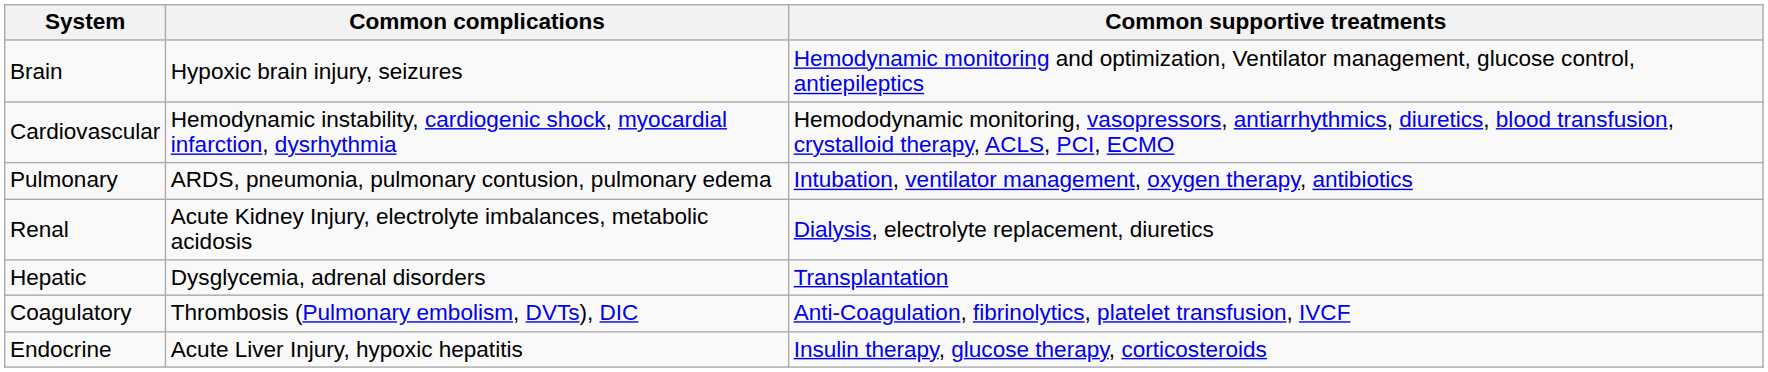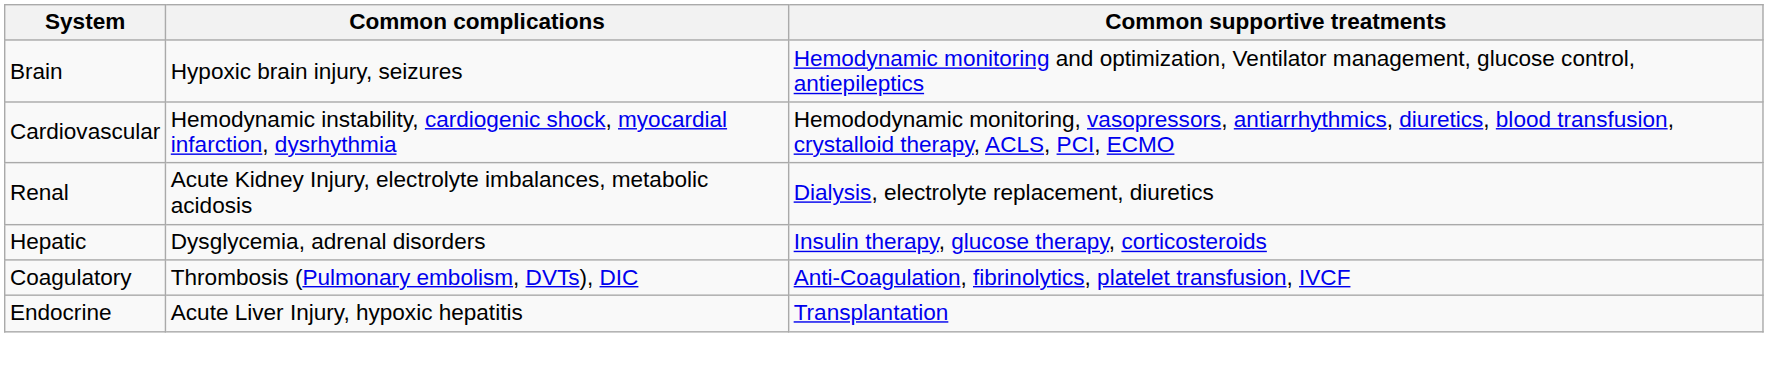- row: (64, 180)
(871, 277) Transplantation -> (1030, 241) Insulin therapy, glucose therapy, corticosteroids
(1030, 348) Insulin therapy, glucose therapy, corticosteroids -> (871, 313) Transplantation
